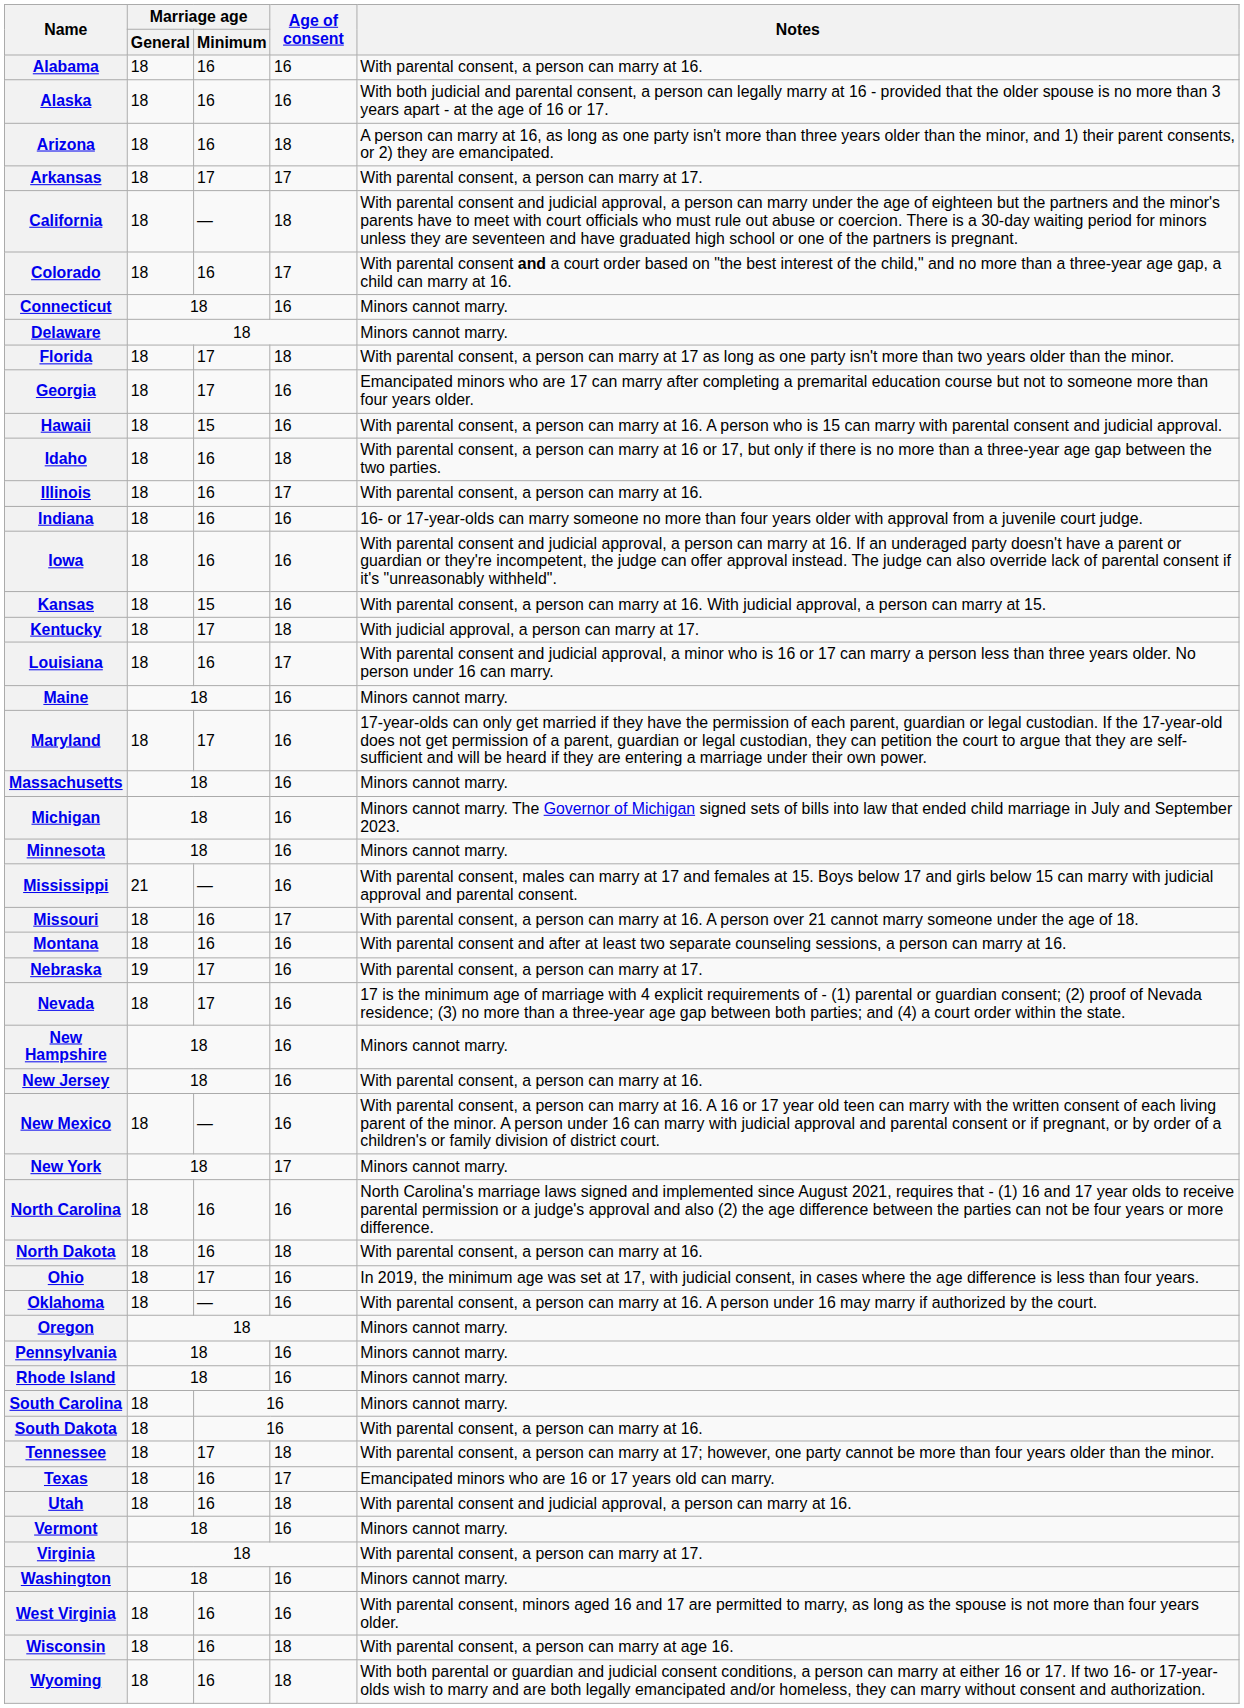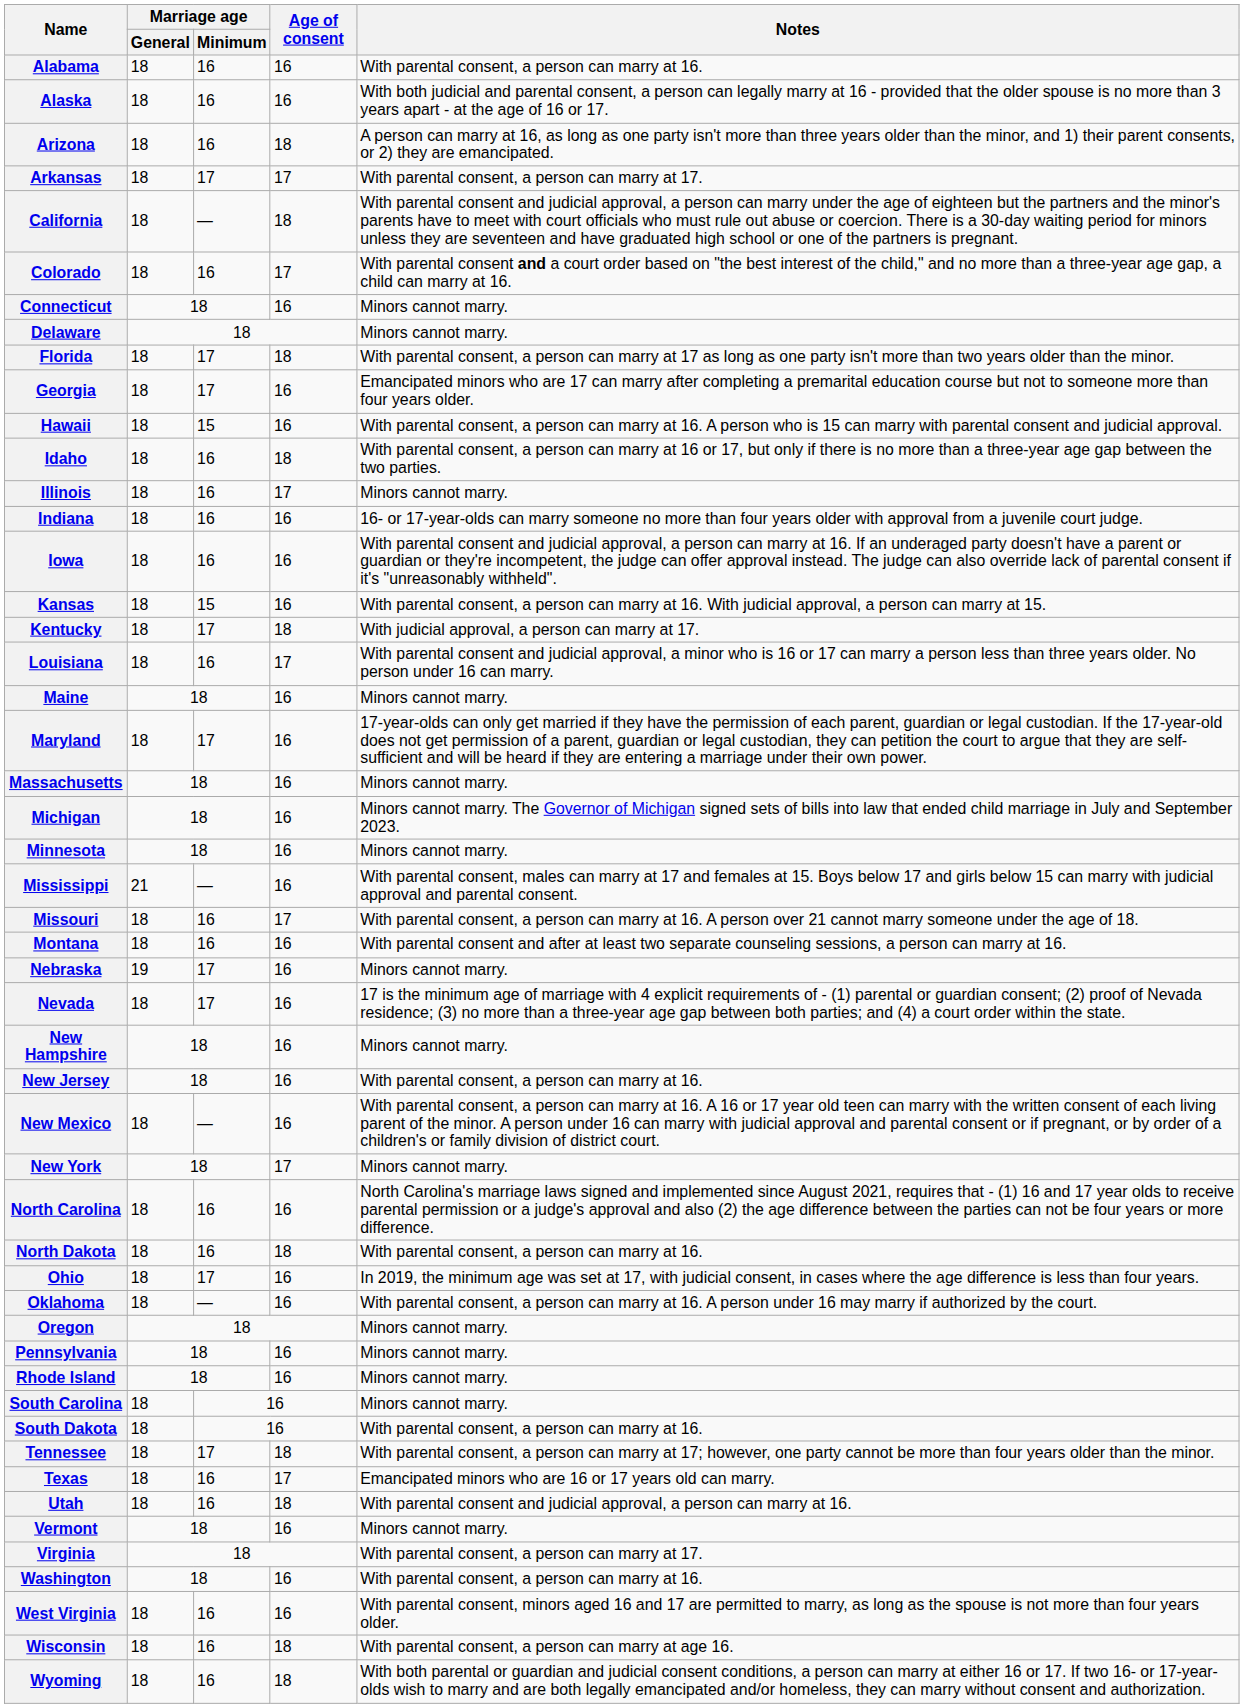(531, 493) With parental consent, a person can marry at 16. -> (434, 493) Minors cannot marry.
(531, 969) With parental consent, a person can marry at 17. -> (434, 969) Minors cannot marry.
(434, 1579) Minors cannot marry. -> (531, 1579) With parental consent, a person can marry at 16.
